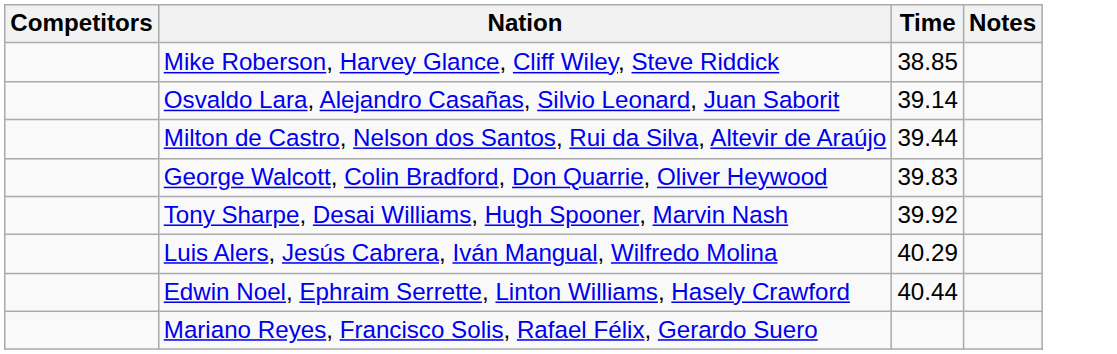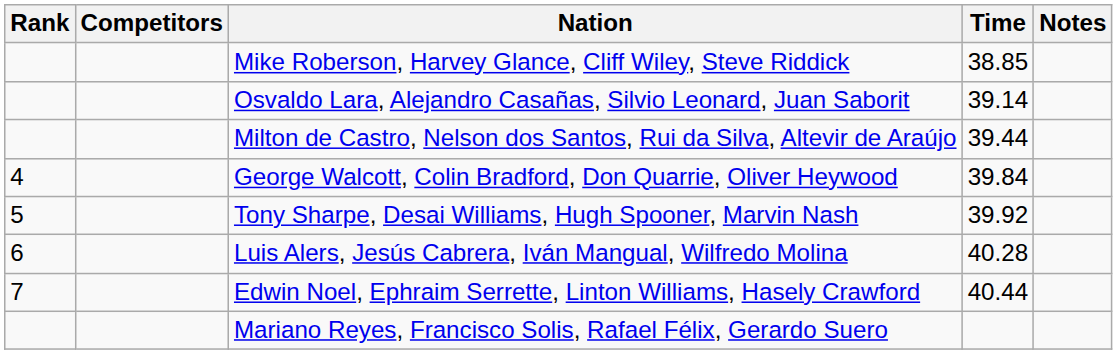+ column: (40, 23)
(928, 176) 39.83 -> (998, 176) 39.84
(928, 253) 40.29 -> (998, 253) 40.28
